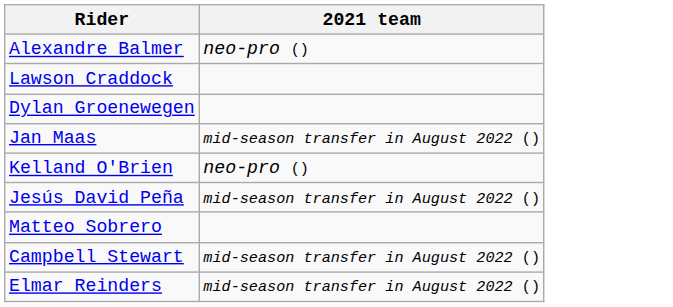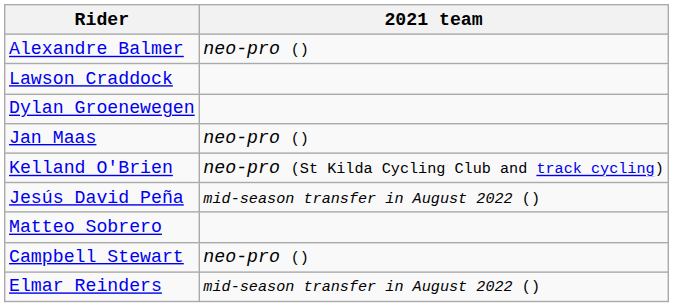(372, 139) mid-season transfer in August 2022 () -> (256, 138) neo-pro ()
(256, 168) neo-pro () -> (434, 168) neo-pro (St Kilda Cycling Club and track cycling)
(372, 258) mid-season transfer in August 2022 () -> (256, 257) neo-pro ()
